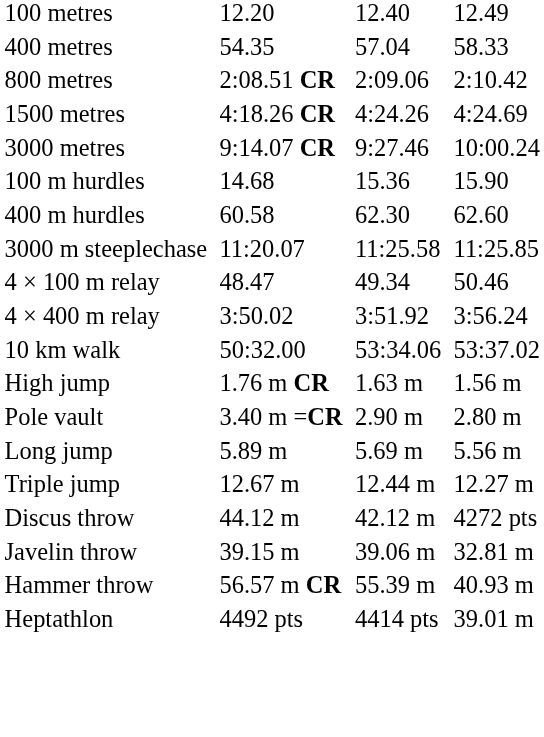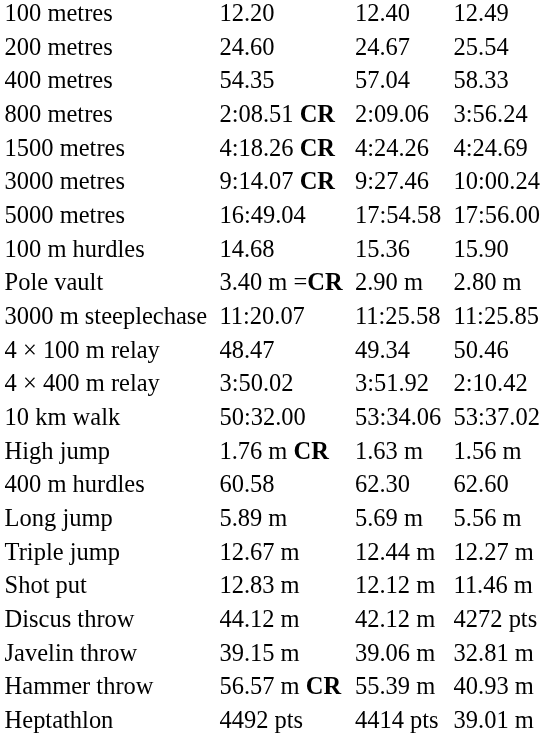+ row: (59, 46)
(491, 80) 2:10.42 -> (491, 114) 3:56.24
+ row: (65, 215)
rows swapped: (75, 215) <-> (54, 417)
(491, 316) 3:56.24 -> (491, 383) 2:10.42
+ row: (46, 585)
